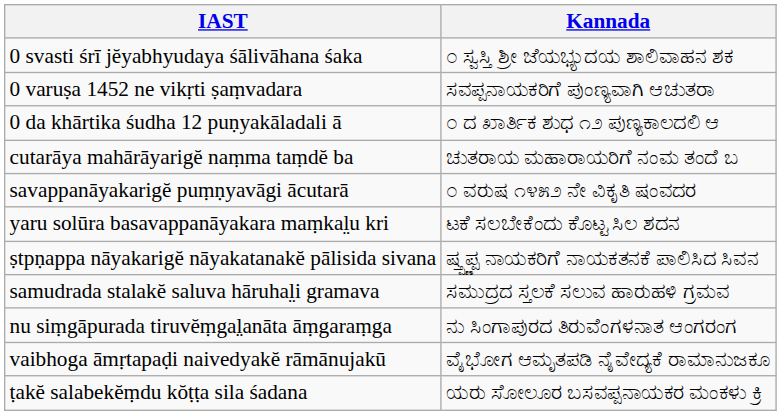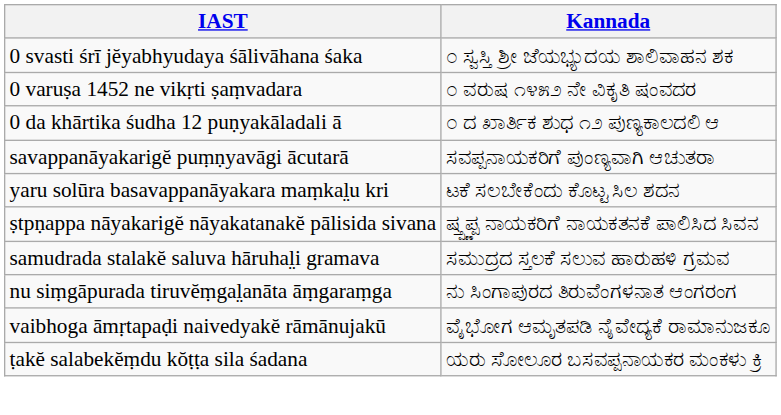(580, 88) ಸವಪ್ಪನಾಯಕರಿಗೆ ಪುಂಣ್ಯವಾಗಿ ಆಚುತರಾ -> (571, 88) ೦ ವರುಷ ೧೪೫೨ ನೇ ವಿಕೃತಿ ಷಂವದರ
- row: (181, 156)
(571, 190) ೦ ವರುಷ ೧೪೫೨ ನೇ ವಿಕೃತಿ ಷಂವದರ -> (580, 156) ಸವಪ್ಪನಾಯಕರಿಗೆ ಪುಂಣ್ಯವಾಗಿ ಆಚುತರಾ
